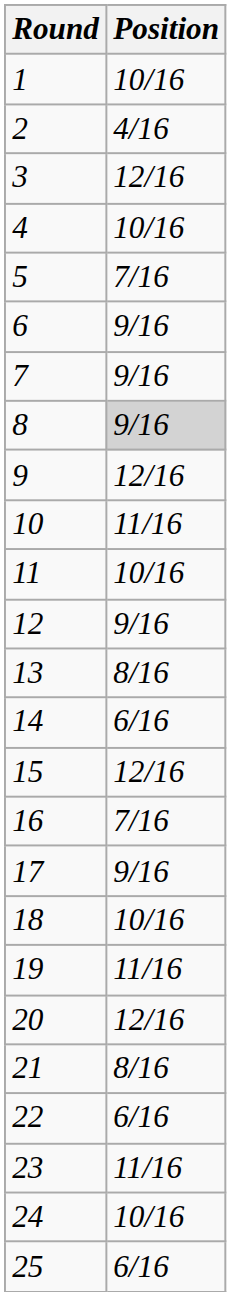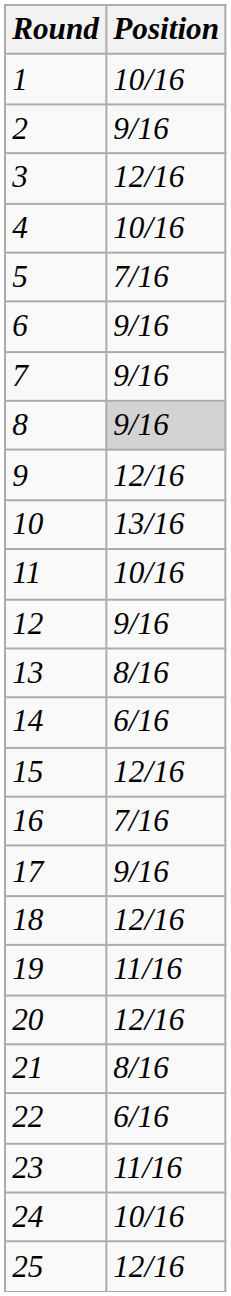(141, 128) 4/16 -> (141, 128) 9/16
(148, 524) 11/16 -> (149, 524) 13/16
(149, 919) 10/16 -> (149, 919) 12/16
(141, 1266) 6/16 -> (149, 1266) 12/16
